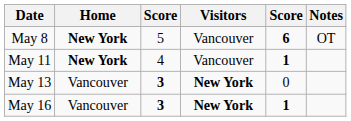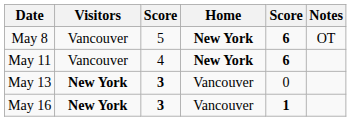columns swapped: (223, 15) <-> (98, 15)
(286, 60) 1 -> (286, 60) 6
